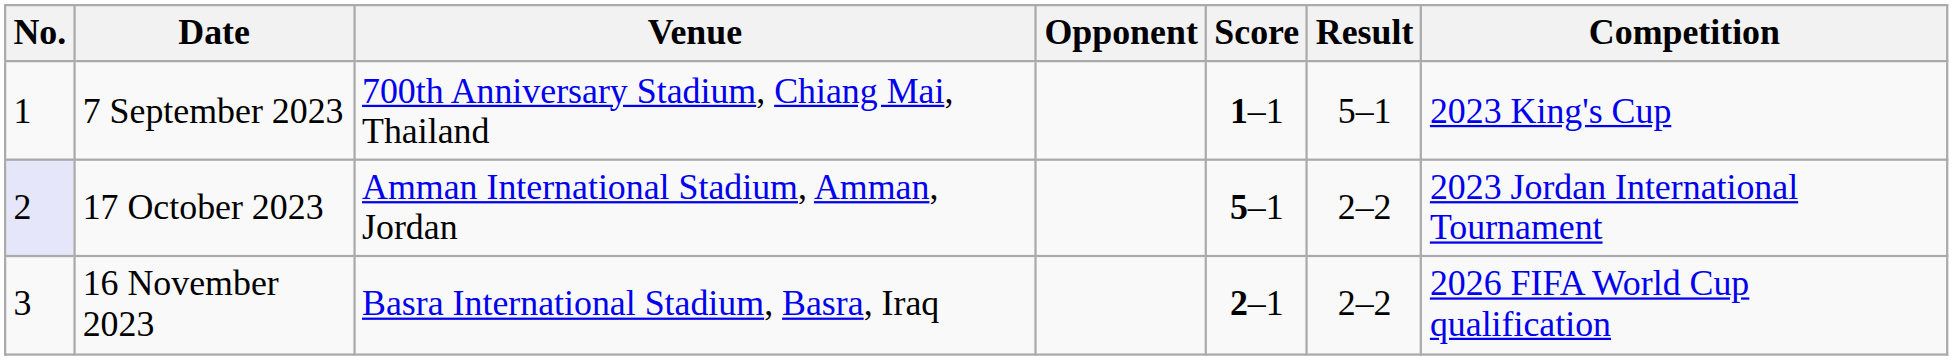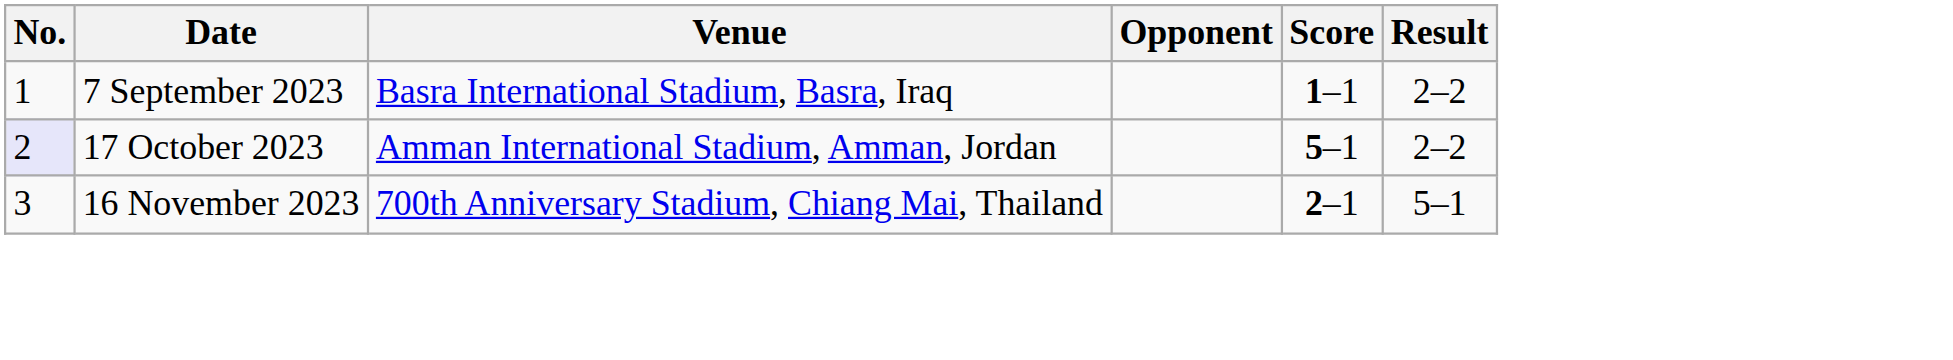- column: (1684, 32)
(658, 109) 700th Anniversary Stadium, Chiang Mai, Thailand -> (665, 89) Basra International Stadium, Basra, Iraq
(1365, 109) 5–1 -> (1440, 89) 2–2
(651, 304) Basra International Stadium, Basra, Iraq -> (739, 203) 700th Anniversary Stadium, Chiang Mai, Thailand
(1365, 304) 2–2 -> (1440, 203) 5–1
